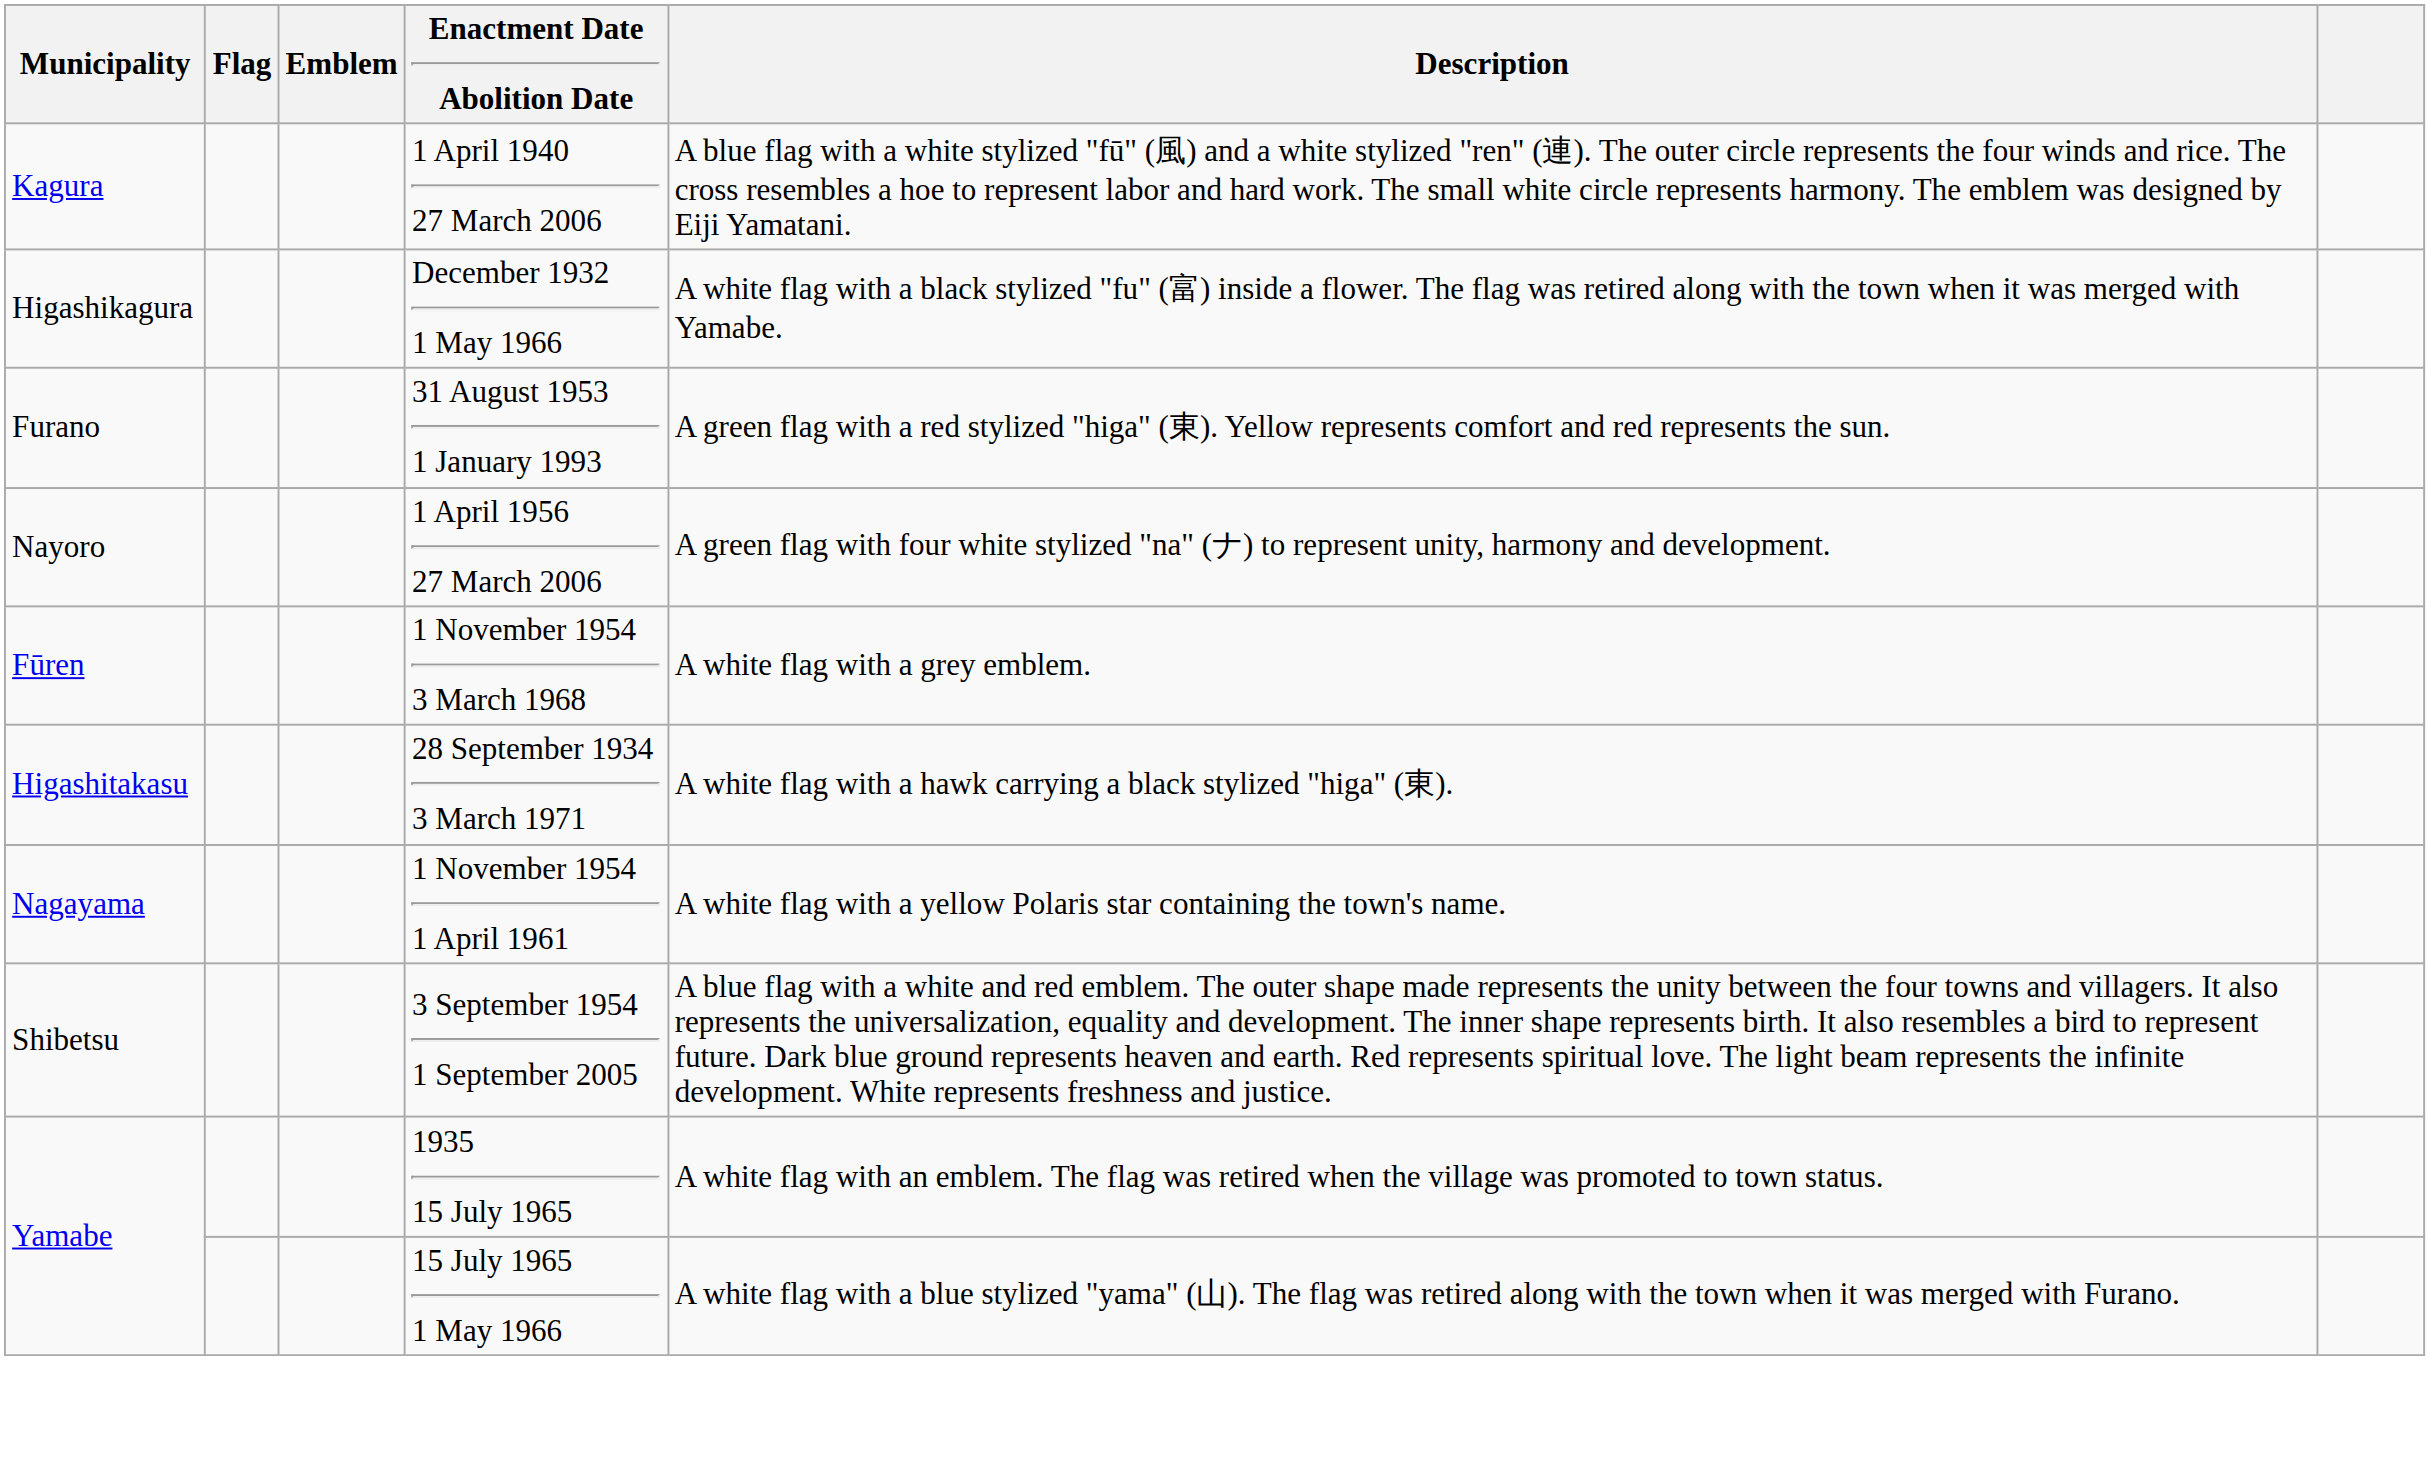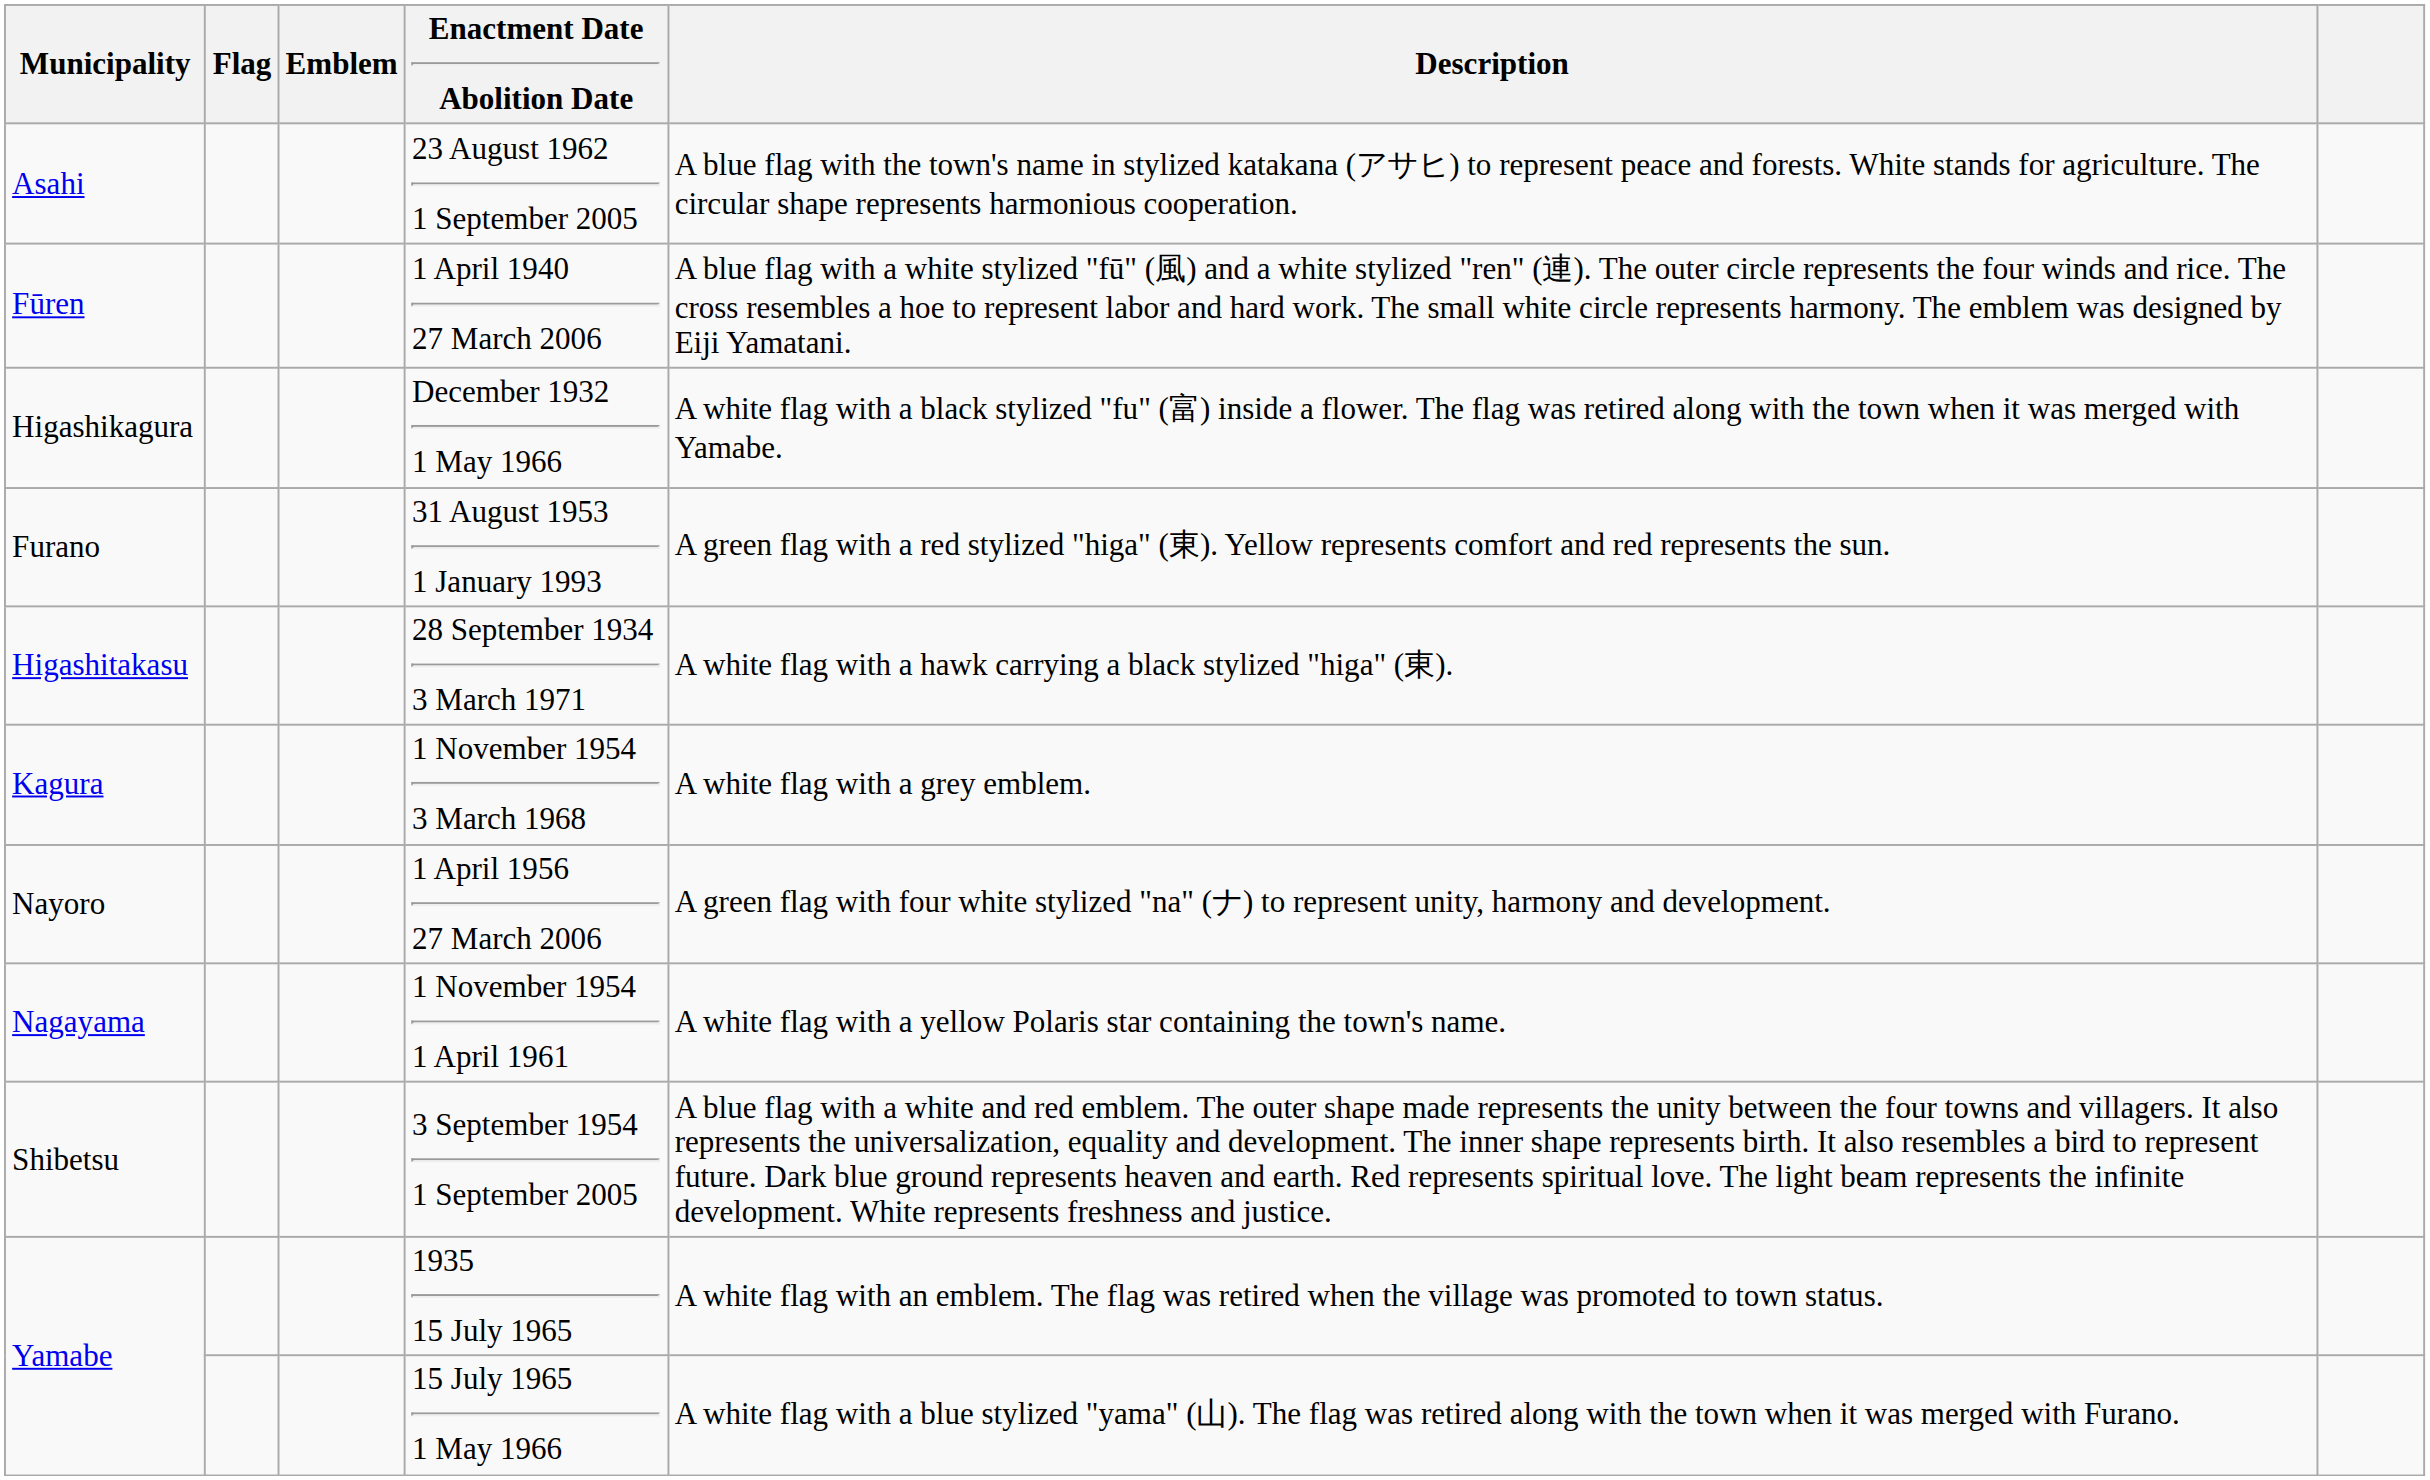+ row: (536, 183)
(58, 186) Kagura -> (48, 305) Fūren
rows swapped: (536, 784) <-> (536, 546)
(48, 665) Fūren -> (58, 784) Kagura
